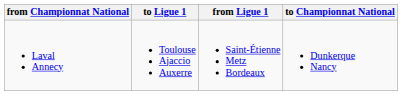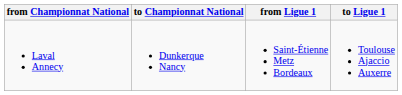columns swapped: (165, 12) <-> (340, 12)
